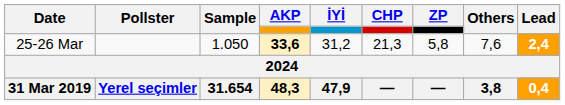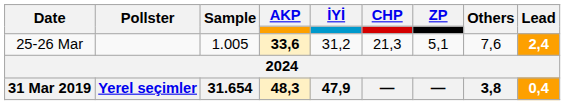(230, 44) 1.050 -> (230, 44) 1.005
(438, 44) 5,8 -> (438, 44) 5,1
